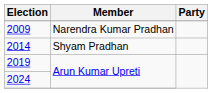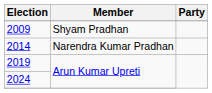(113, 29) Narendra Kumar Pradhan -> (91, 29) Shyam Pradhan
(91, 46) Shyam Pradhan -> (113, 46) Narendra Kumar Pradhan
